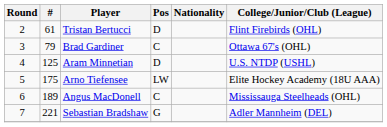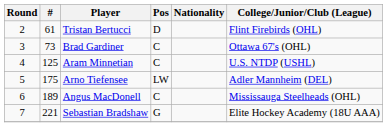(50, 46) 79 -> (50, 46) 73
(157, 63) D -> (157, 63) C
(304, 79) Elite Hockey Academy (18U AAA) -> (280, 79) Adler Mannheim (DEL)
(280, 113) Adler Mannheim (DEL) -> (304, 113) Elite Hockey Academy (18U AAA)
